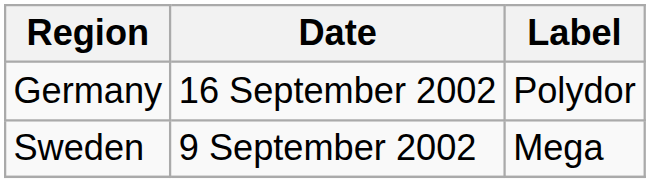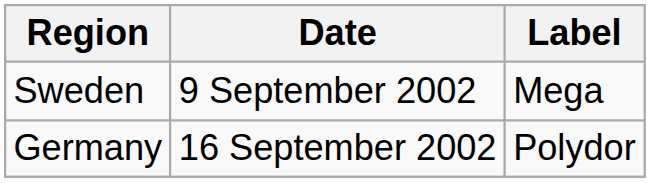rows swapped: (79, 147) <-> (88, 90)
